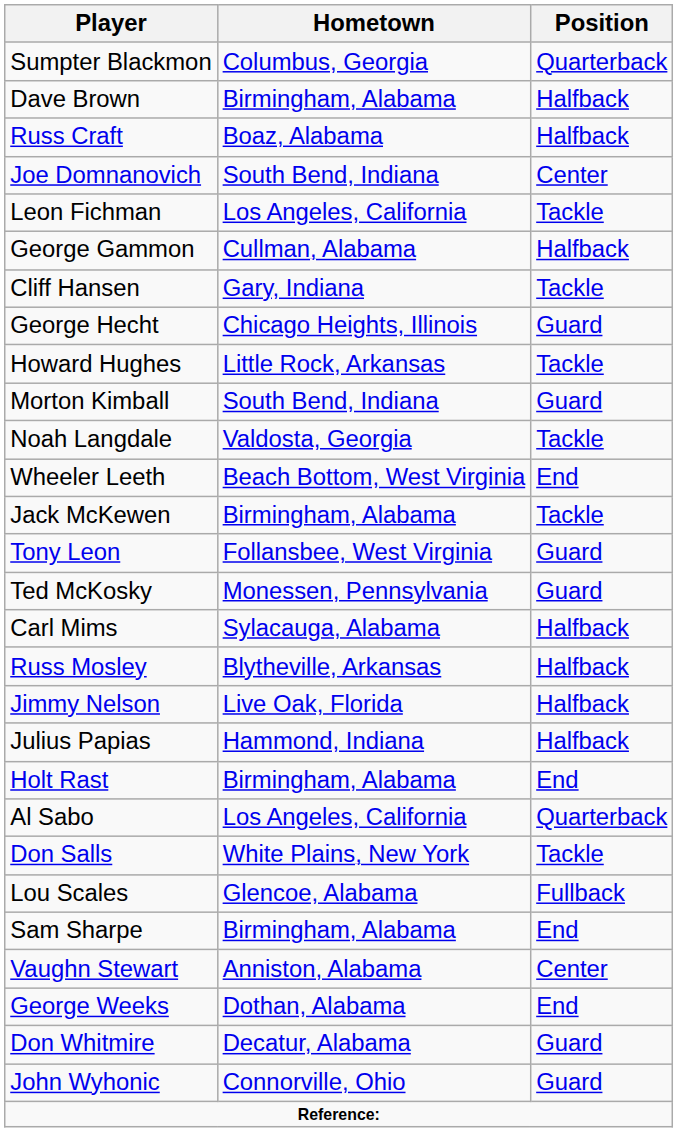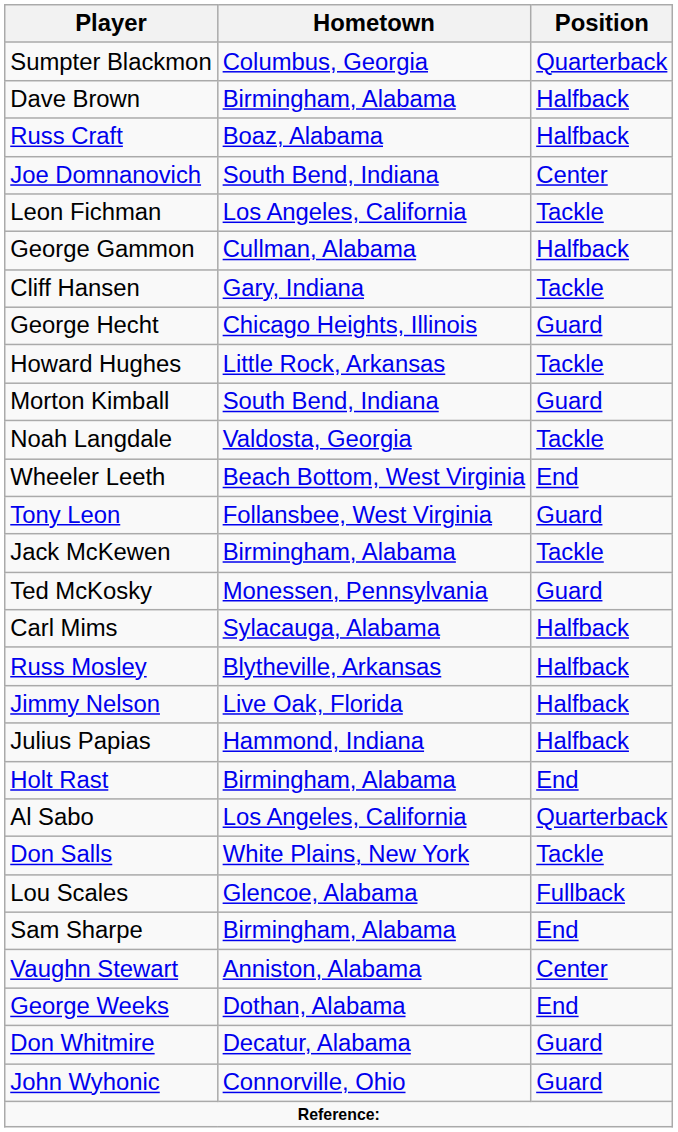rows swapped: (65, 552) <-> (90, 514)
